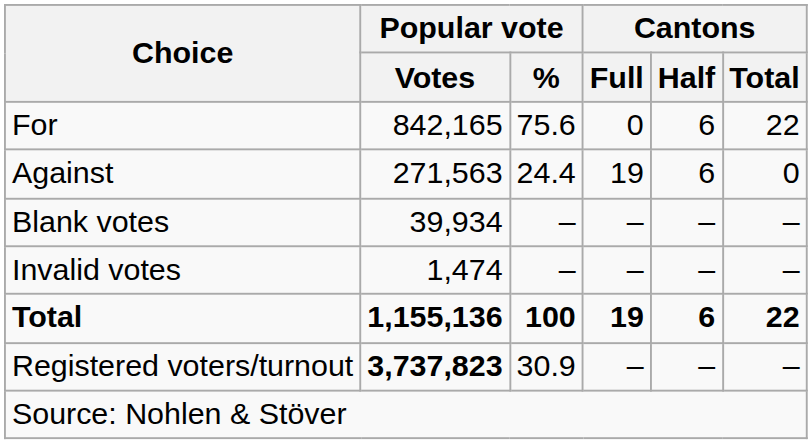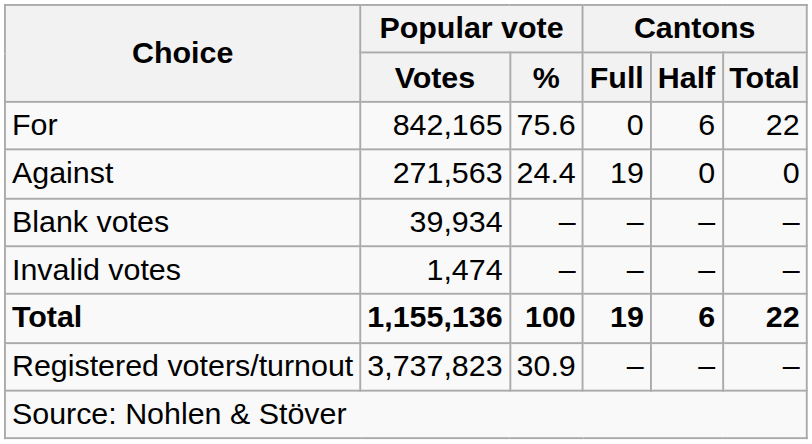(707, 173) 6 -> (707, 173) 0
(435, 366) bold -> (435, 366) normal
